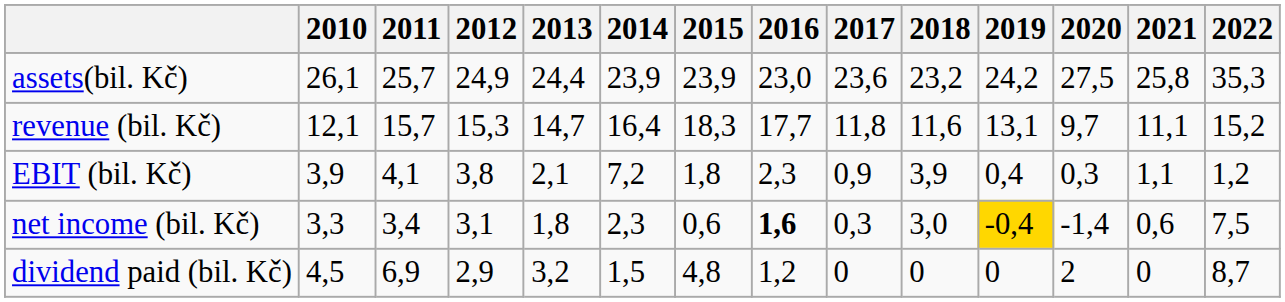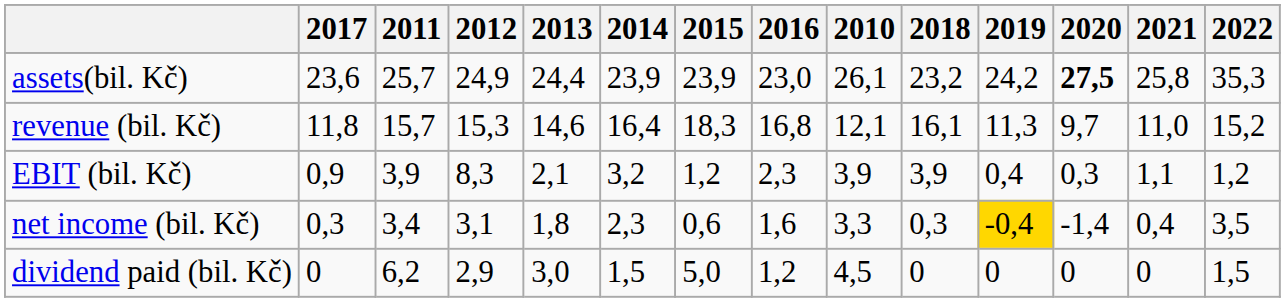columns swapped: (337, 28) <-> (864, 28)
(1087, 77) normal -> (1087, 77) bold
(558, 126) 14,7 -> (558, 126) 14,6
(785, 126) 17,7 -> (785, 126) 16,8
(935, 126) 11,6 -> (936, 126) 16,1
(1012, 126) 13,1 -> (1011, 126) 11,3
(1162, 126) 11,1 -> (1162, 126) 11,0
(401, 175) 4,1 -> (401, 175) 3,9
(475, 175) 3,8 -> (475, 175) 8,3
(626, 175) 7,2 -> (626, 175) 3,2
(702, 175) 1,8 -> (702, 175) 1,2
(777, 223) bold -> (777, 223) normal
(928, 223) 3,0 -> (928, 223) 0,3
(1155, 223) 0,6 -> (1155, 223) 0,4
(1231, 223) 7,5 -> (1231, 223) 3,5
(401, 272) 6,9 -> (401, 272) 6,2
(550, 272) 3,2 -> (550, 272) 3,0
(702, 272) 4,8 -> (702, 272) 5,0
(1068, 272) 2 -> (1068, 272) 0
(1231, 272) 8,7 -> (1231, 272) 1,5
